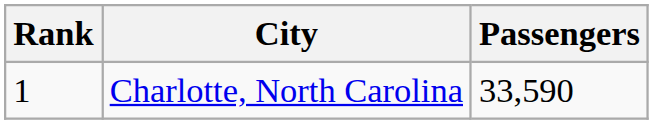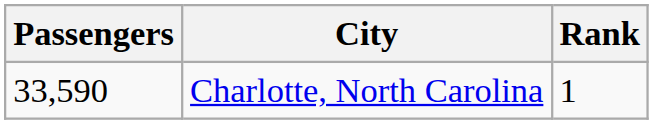columns swapped: (53, 33) <-> (559, 33)
